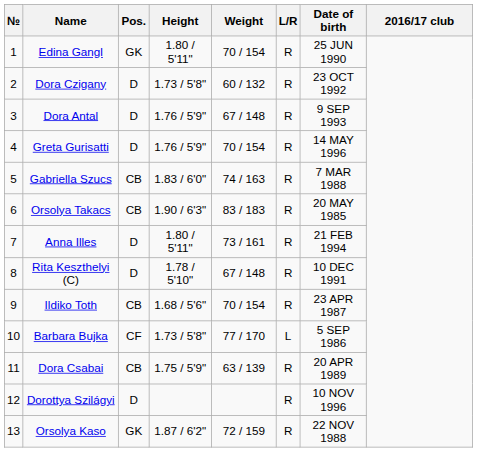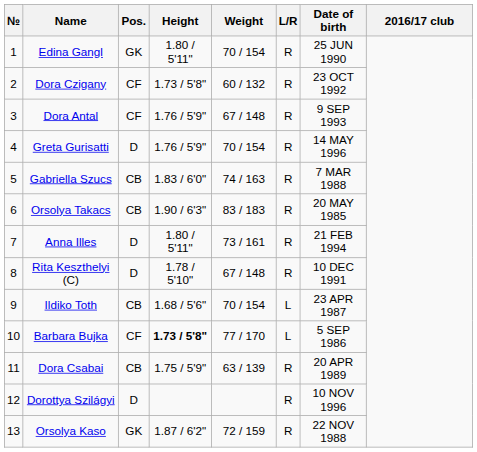(134, 84) D -> (134, 84) CF
(134, 115) D -> (134, 115) CF
(288, 305) R -> (288, 305) L
(180, 337) normal -> (180, 337) bold
